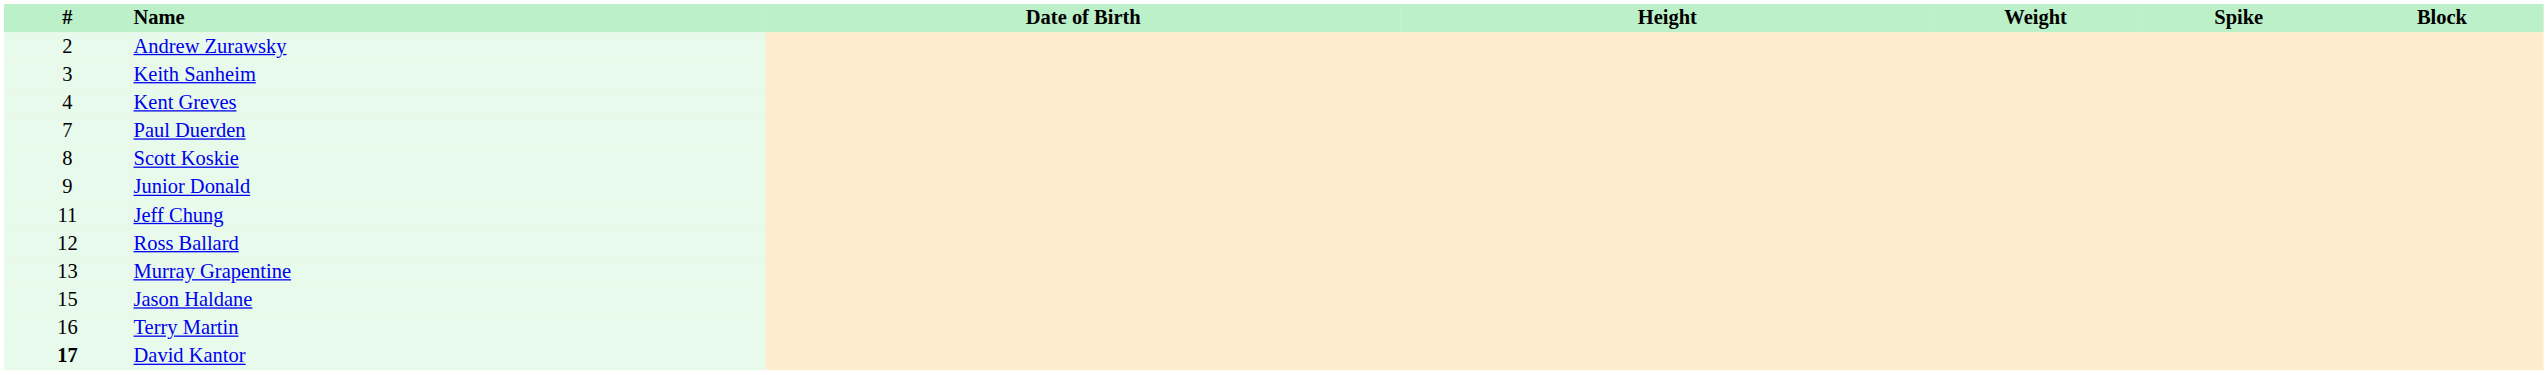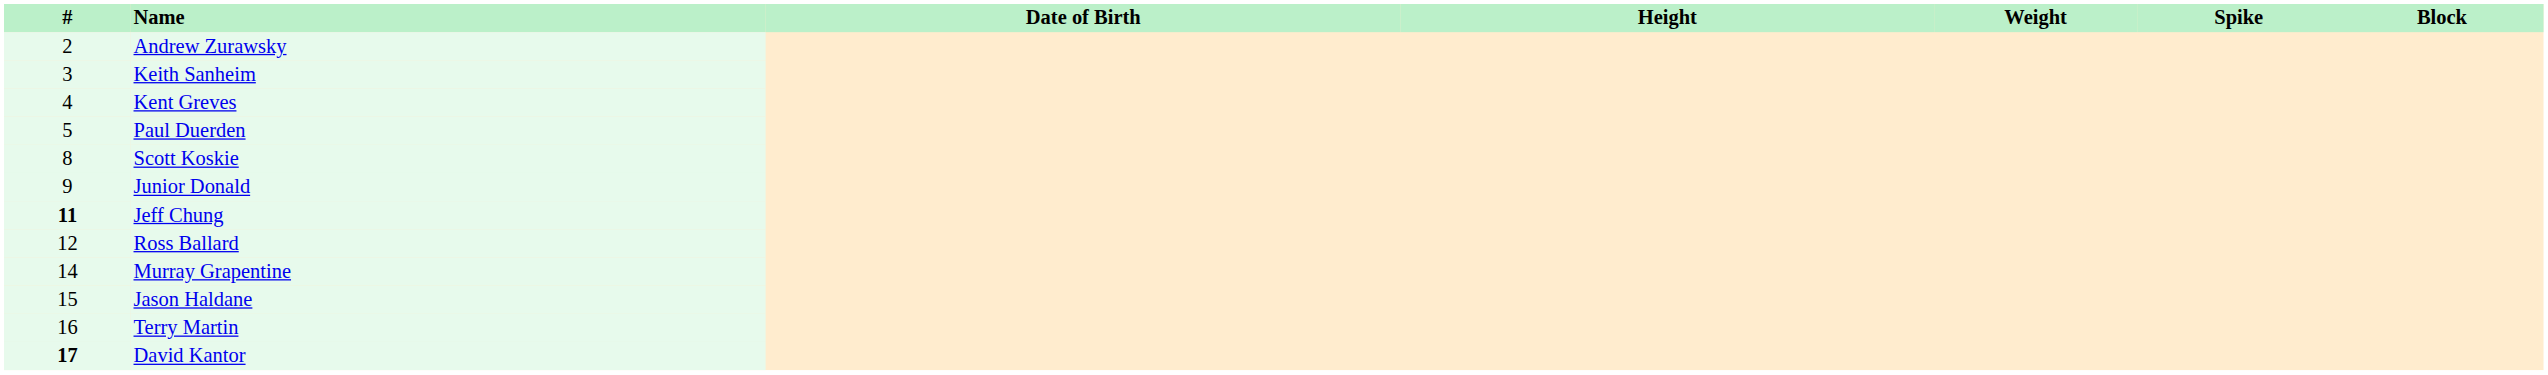(67, 130) 7 -> (67, 130) 5
(67, 215) normal -> (67, 215) bold
(67, 271) 13 -> (67, 271) 14
